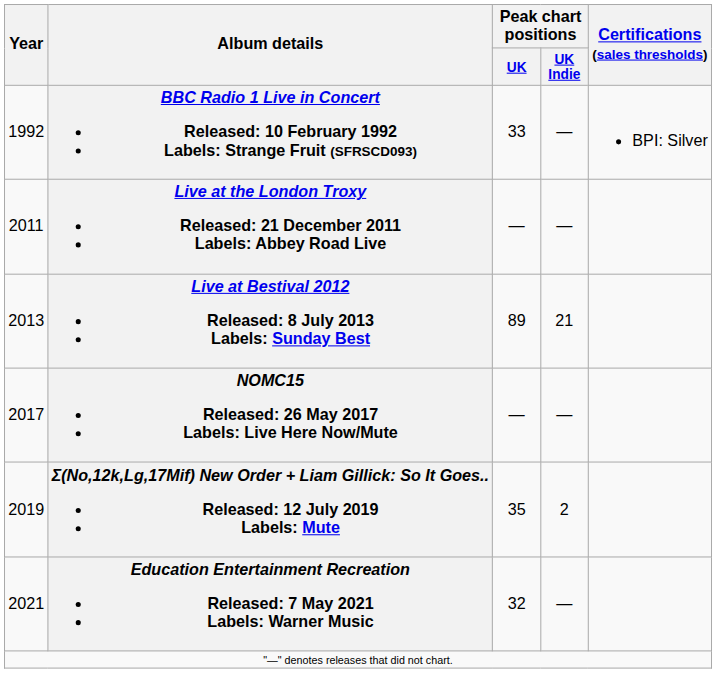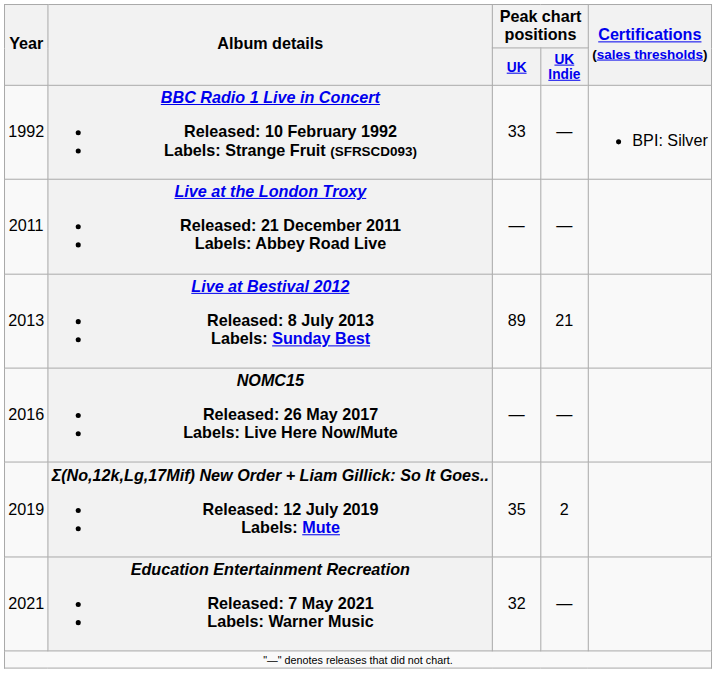(26, 415) 2017 -> (26, 415) 2016
